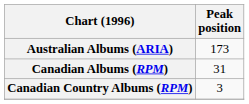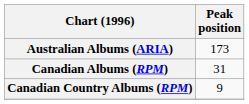(220, 88) 3 -> (220, 88) 9
